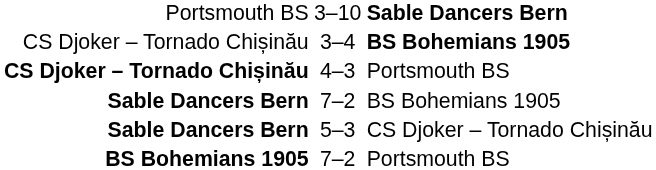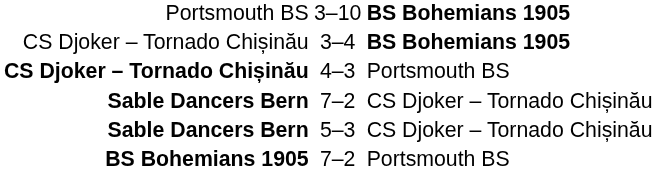(467, 13) Sable Dancers Bern -> (468, 13) BS Bohemians 1905
(464, 100) BS Bohemians 1905 -> (510, 100) CS Djoker – Tornado Chișinău
